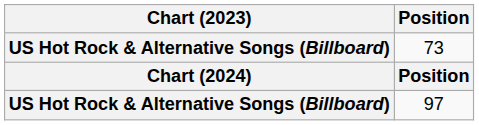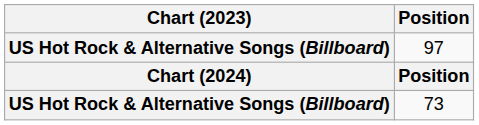rows swapped: (434, 47) <-> (434, 104)
